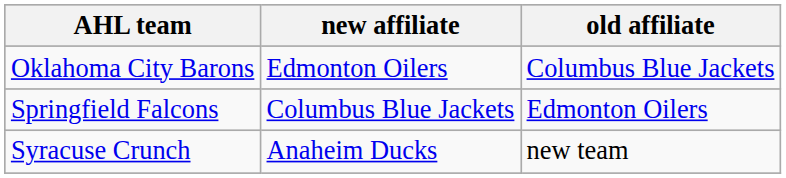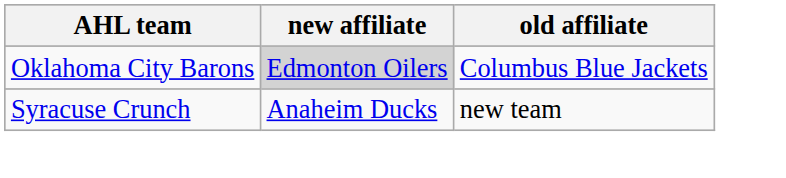(357, 67) no background -> (357, 67) lightgrey background
- row: (115, 109)
